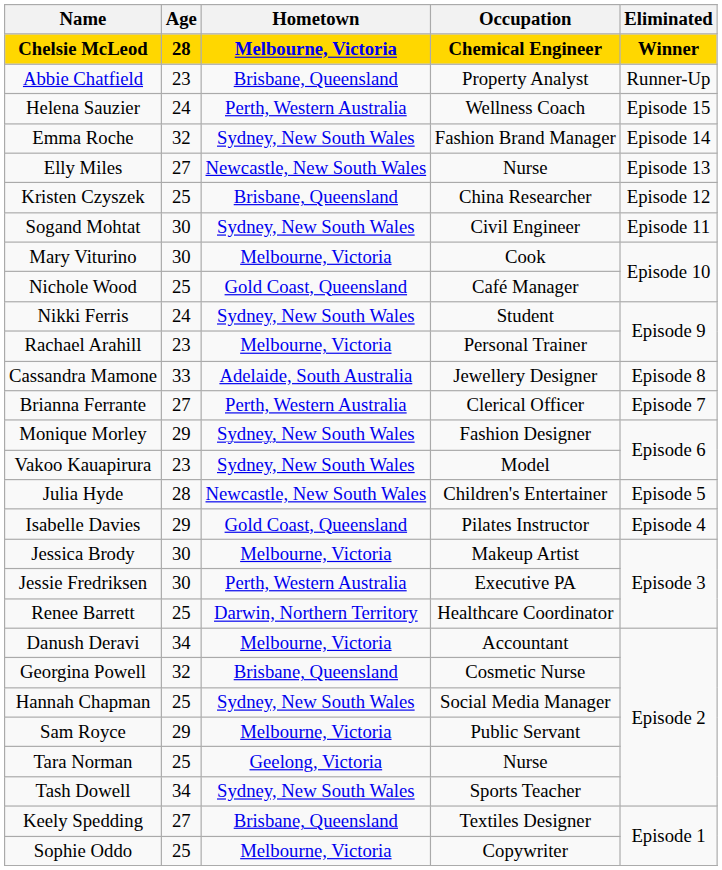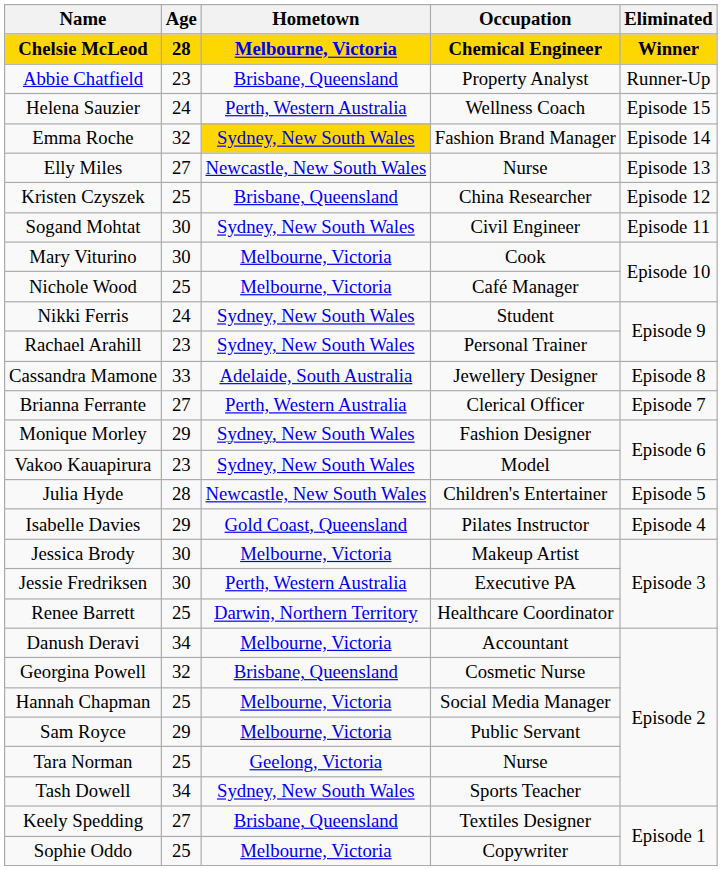(316, 138) no background -> (316, 138) gold background
(316, 286) Gold Coast, Queensland -> (316, 286) Melbourne, Victoria
(316, 345) Melbourne, Victoria -> (316, 345) Sydney, New South Wales
(316, 702) Sydney, New South Wales -> (316, 702) Melbourne, Victoria
